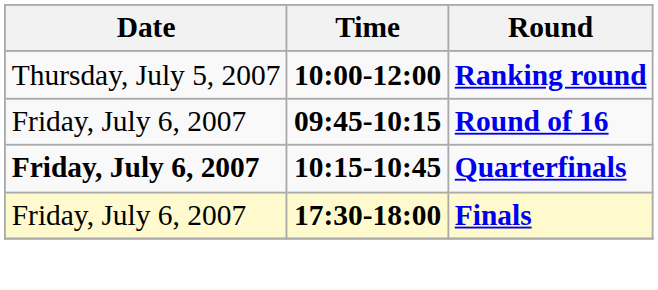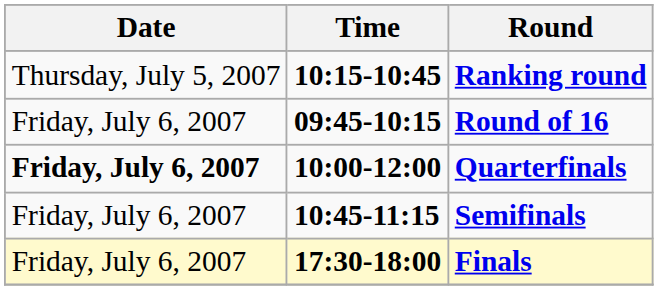(368, 74) 10:00-12:00 -> (368, 74) 10:15-10:45
(368, 167) 10:15-10:45 -> (368, 167) 10:00-12:00
+ row: (520, 214)
